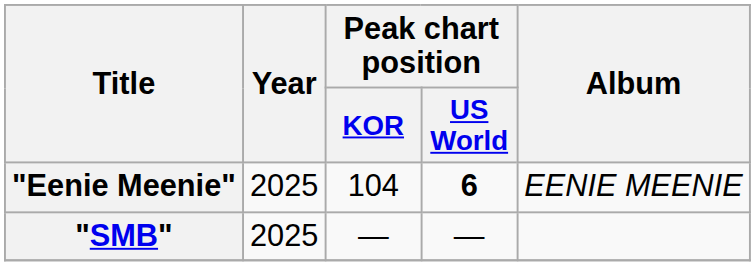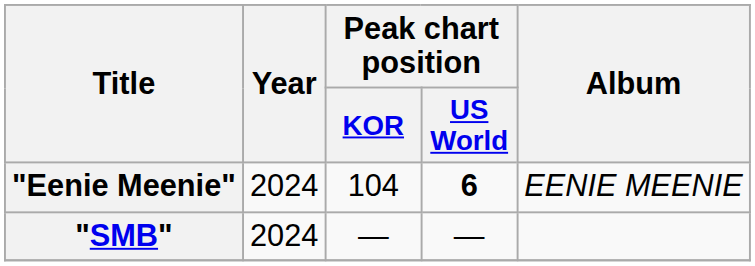(284, 186) 2025 -> (284, 186) 2024
(284, 235) 2025 -> (284, 235) 2024
